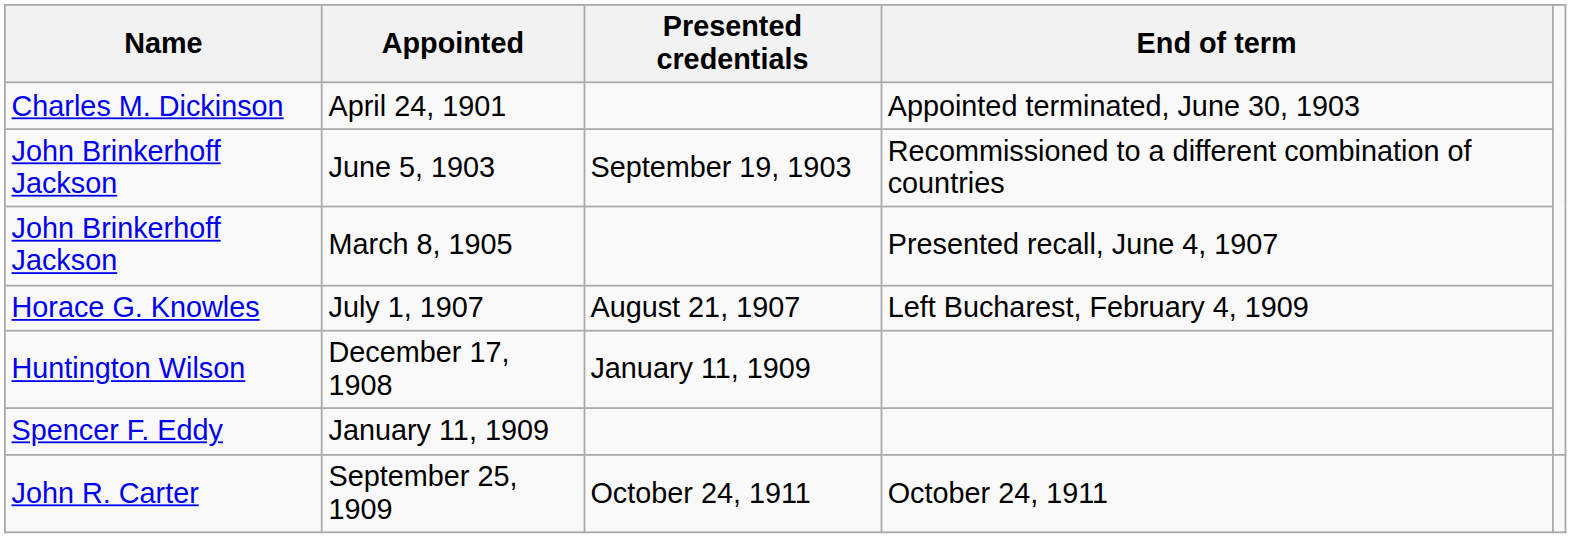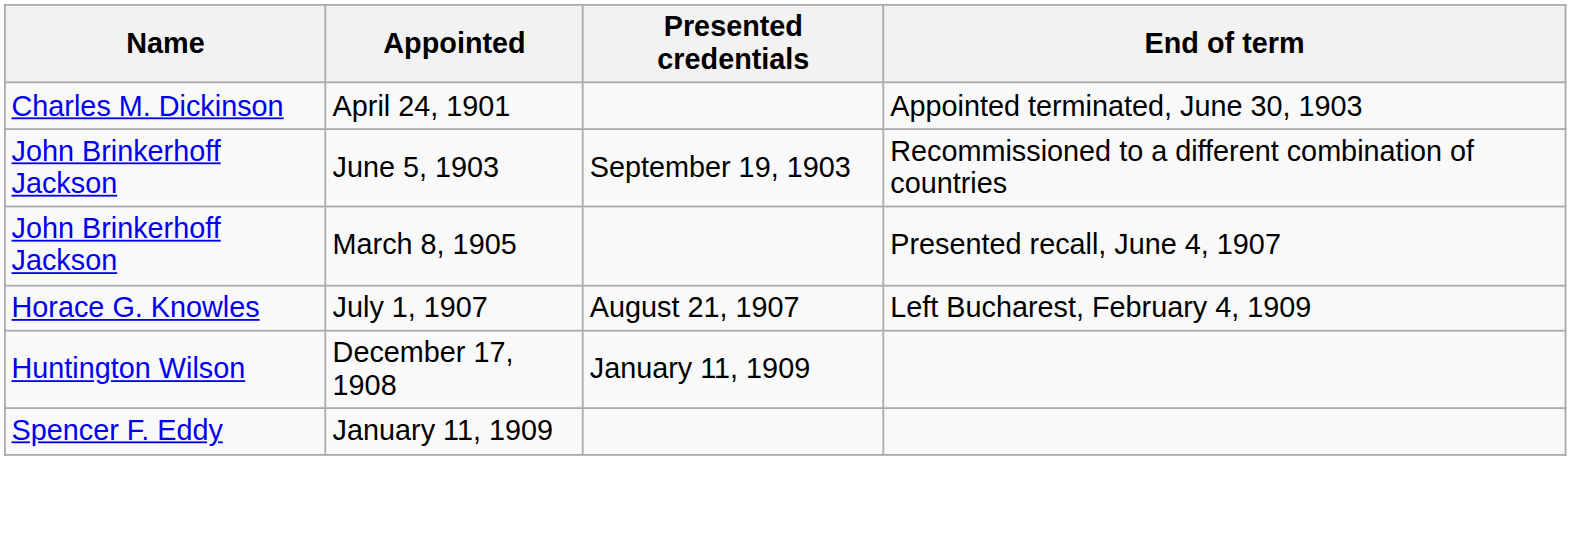- row: (423, 492)
